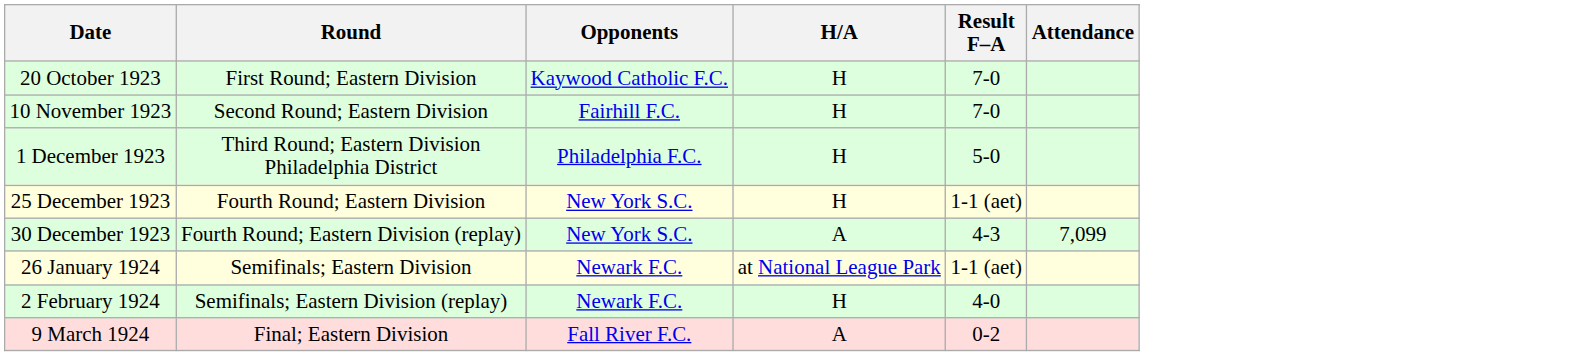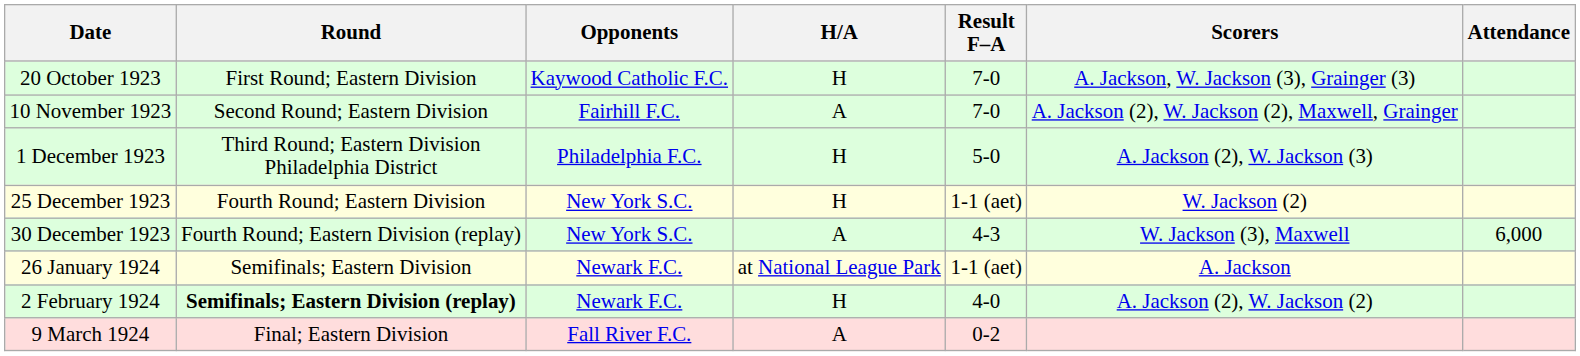+ column: (1245, 32)
(839, 111) H -> (839, 111) A
(1083, 234) 7,099 -> (1519, 234) 6,000
(351, 300) normal -> (351, 300) bold
